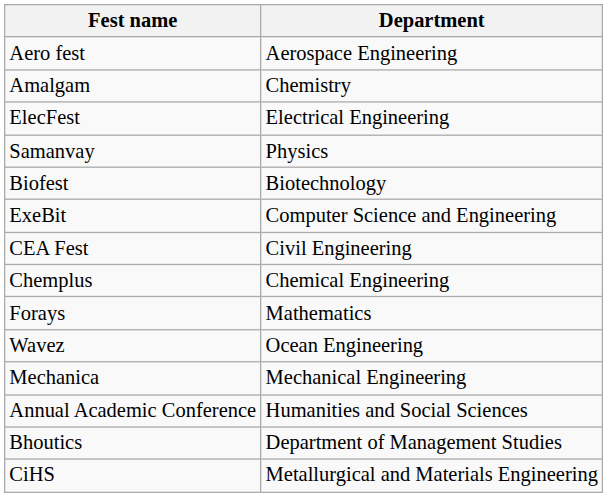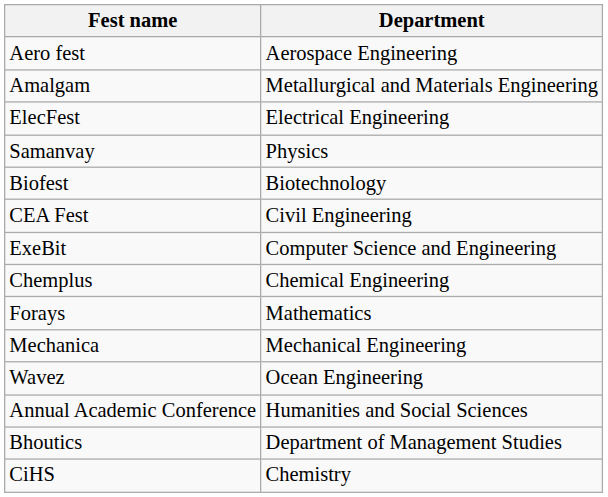(308, 85) Chemistry -> (432, 85) Metallurgical and Materials Engineering
rows swapped: (38, 215) <-> (49, 248)
rows swapped: (54, 378) <-> (37, 345)
(432, 475) Metallurgical and Materials Engineering -> (308, 475) Chemistry
